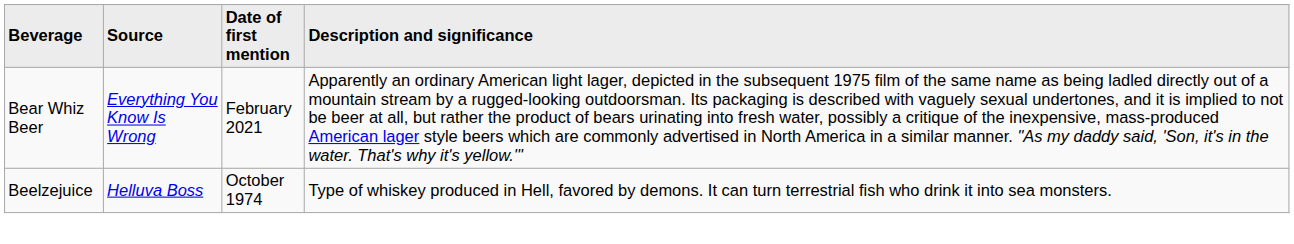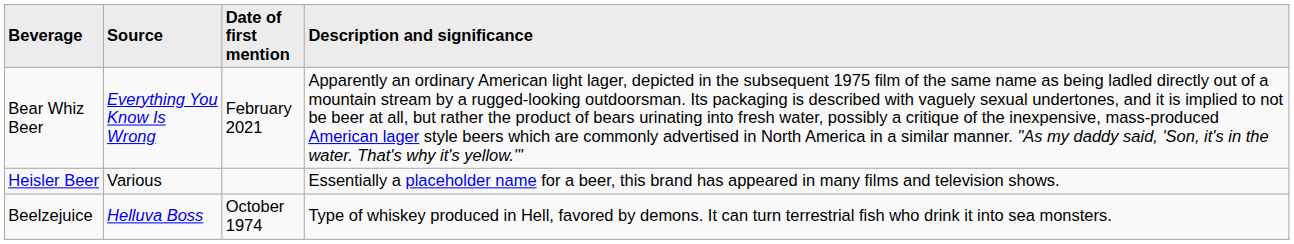+ row: (54, 181)
